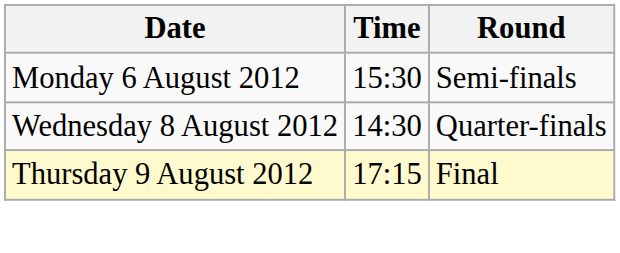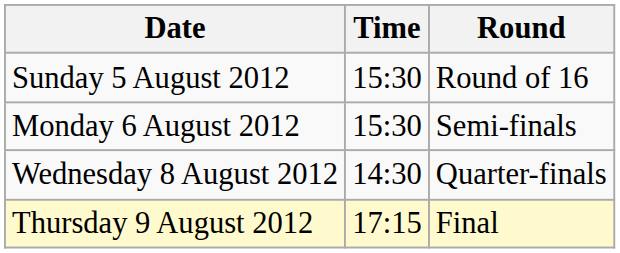+ row: (151, 77)
